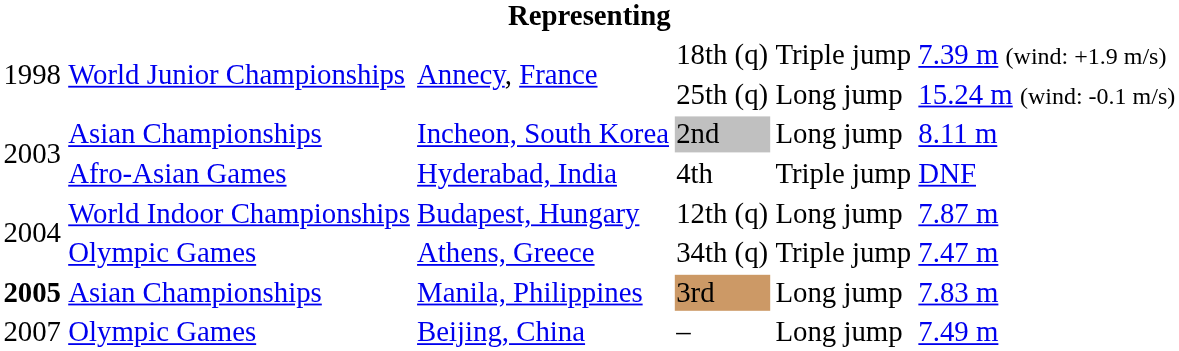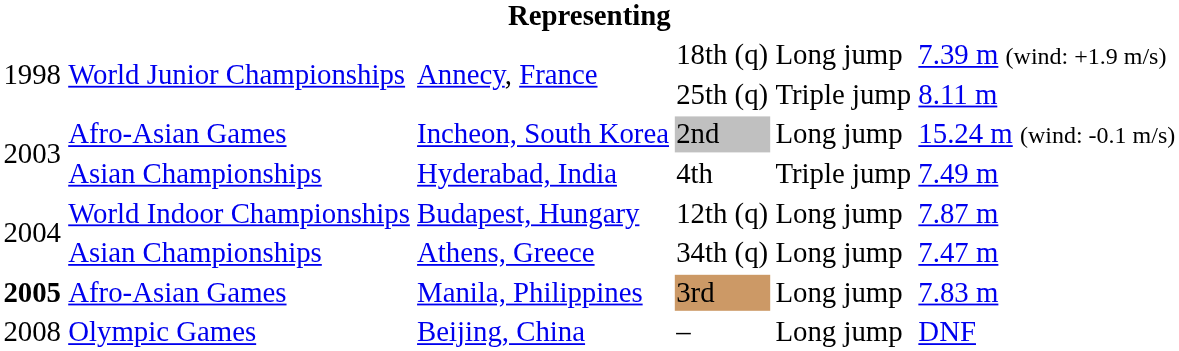(843, 54) Triple jump -> (839, 54) Long jump
(839, 94) Long jump -> (843, 94) Triple jump
(1047, 94) 15.24 m (wind: -0.1 m/s) -> (958, 94) 8.11 m
(195, 134) Asian Championships -> (177, 134) Afro-Asian Games
(958, 134) 8.11 m -> (1047, 134) 15.24 m (wind: -0.1 m/s)
(177, 173) Afro-Asian Games -> (195, 173) Asian Championships
(947, 173) DNF -> (958, 173) 7.49 m
(162, 252) Olympic Games -> (195, 252) Asian Championships
(843, 252) Triple jump -> (839, 252) Long jump
(195, 292) Asian Championships -> (177, 292) Afro-Asian Games
(32, 331) 2007 -> (32, 331) 2008
(958, 331) 7.49 m -> (947, 331) DNF
